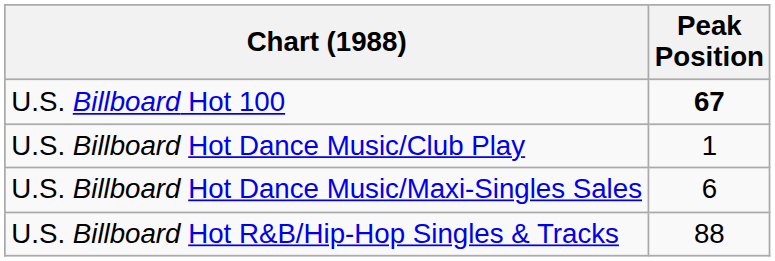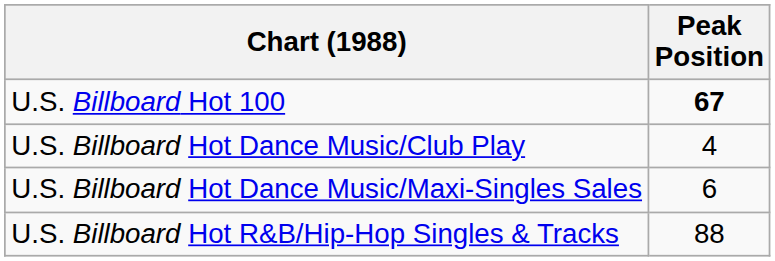(709, 145) 1 -> (709, 145) 4
